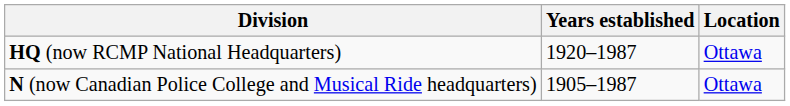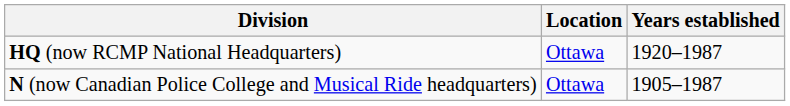columns swapped: (742, 20) <-> (620, 20)
